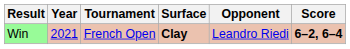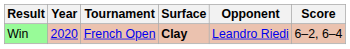(64, 33) 2021 -> (64, 33) 2020
(318, 33) bold -> (318, 33) normal
